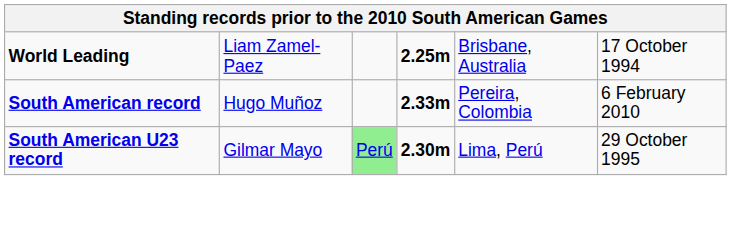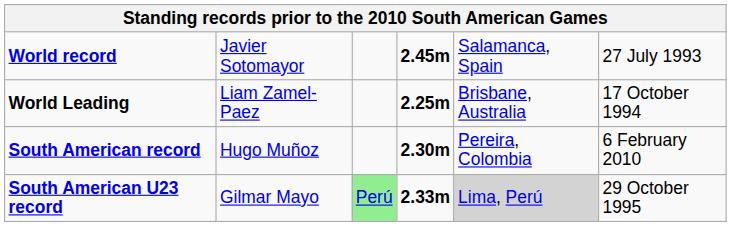+ row: (63, 55)
(426, 103) 2.33m -> (425, 150) 2.30m
(426, 150) 2.30m -> (425, 197) 2.33m
(500, 150) no background -> (500, 197) lightgrey background
